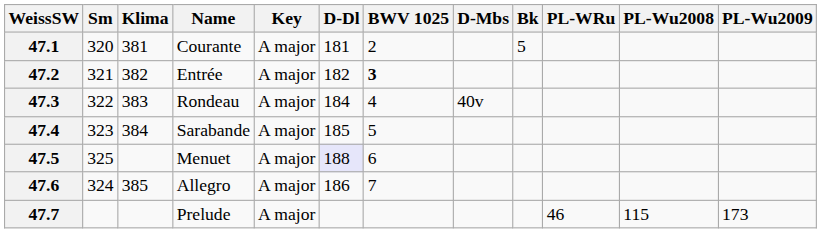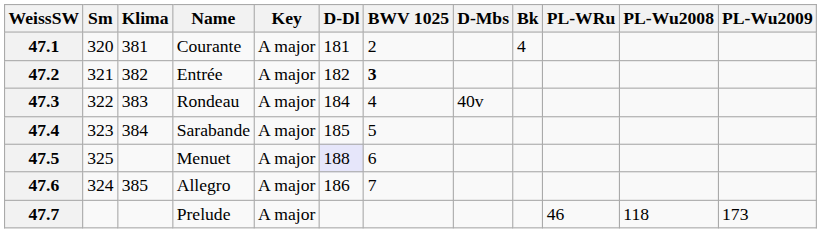(521, 46) 5 -> (521, 46) 4
(636, 213) 115 -> (636, 213) 118
